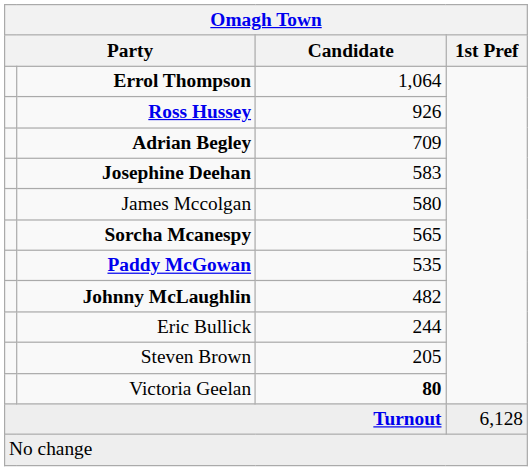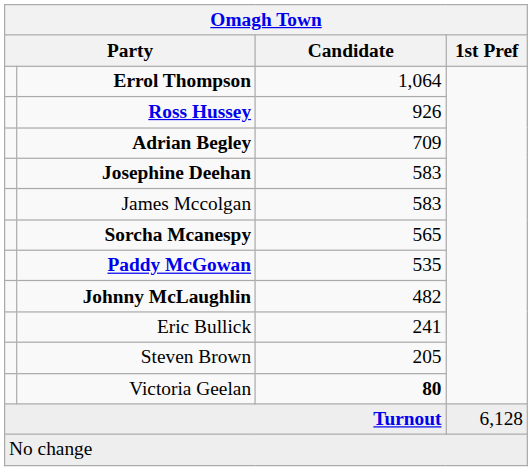(427, 204) 580 -> (427, 204) 583
(427, 326) 244 -> (427, 326) 241
